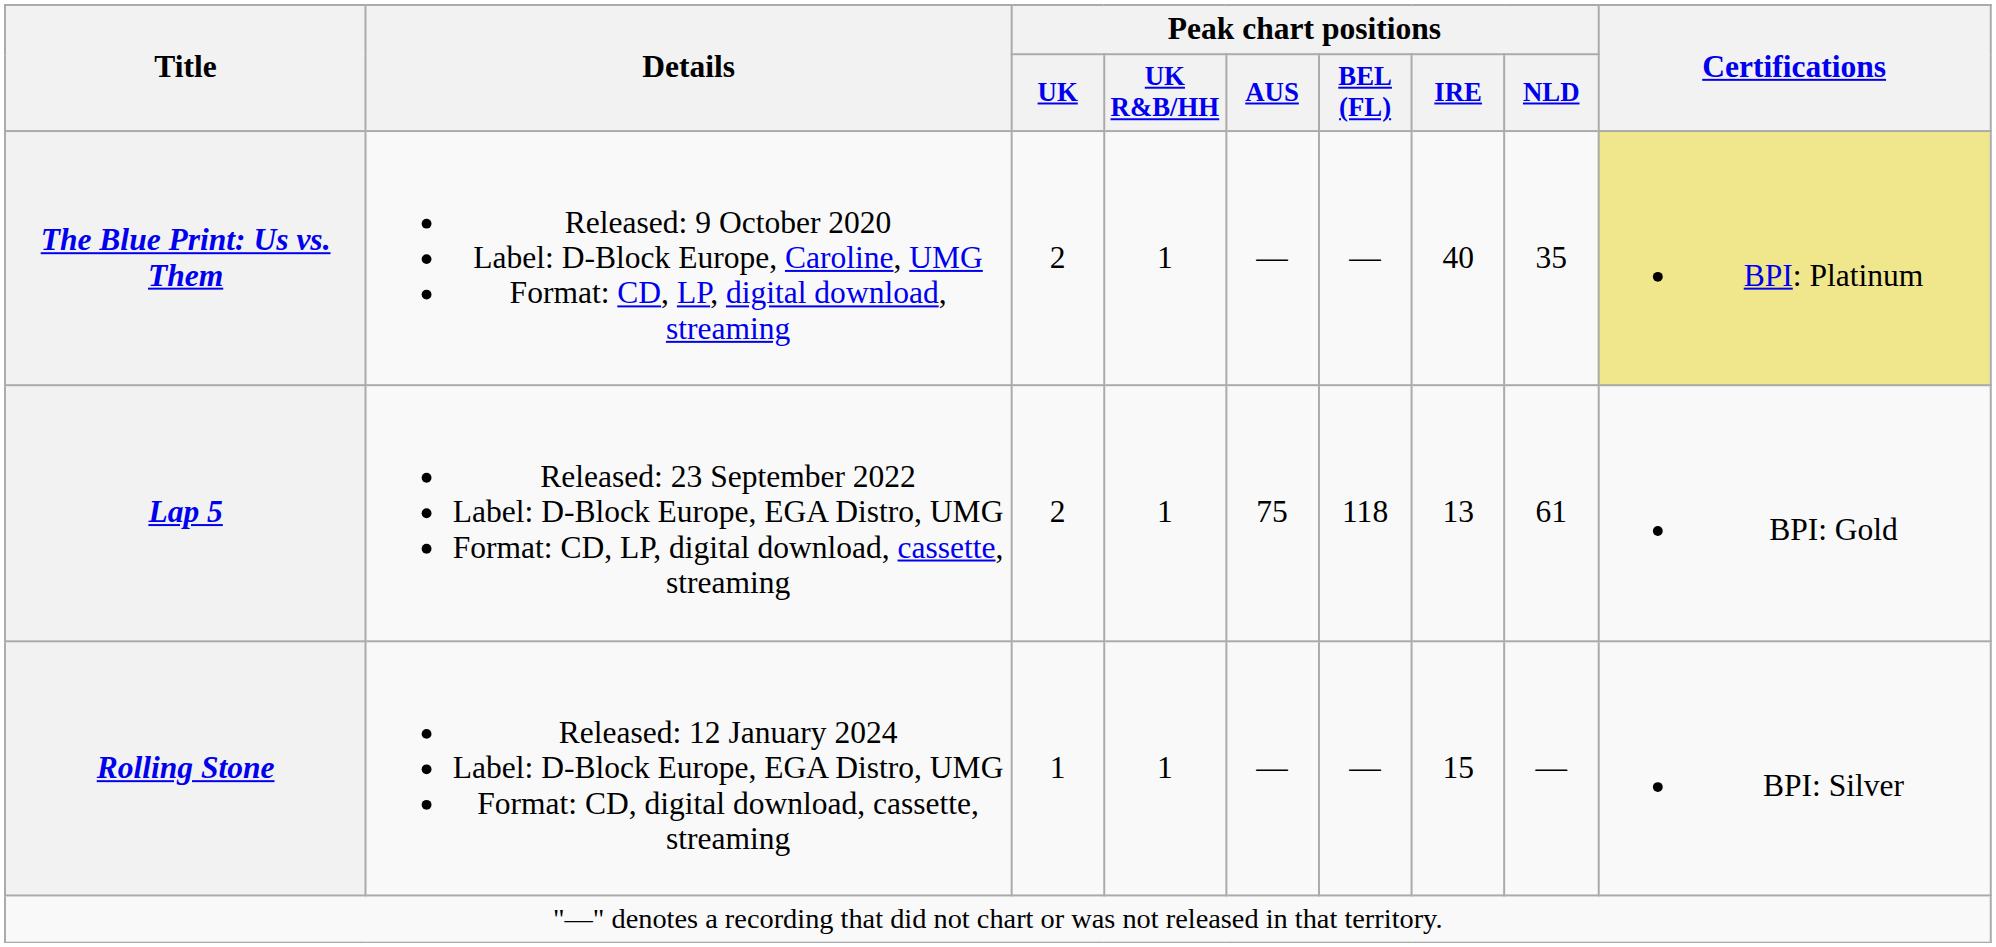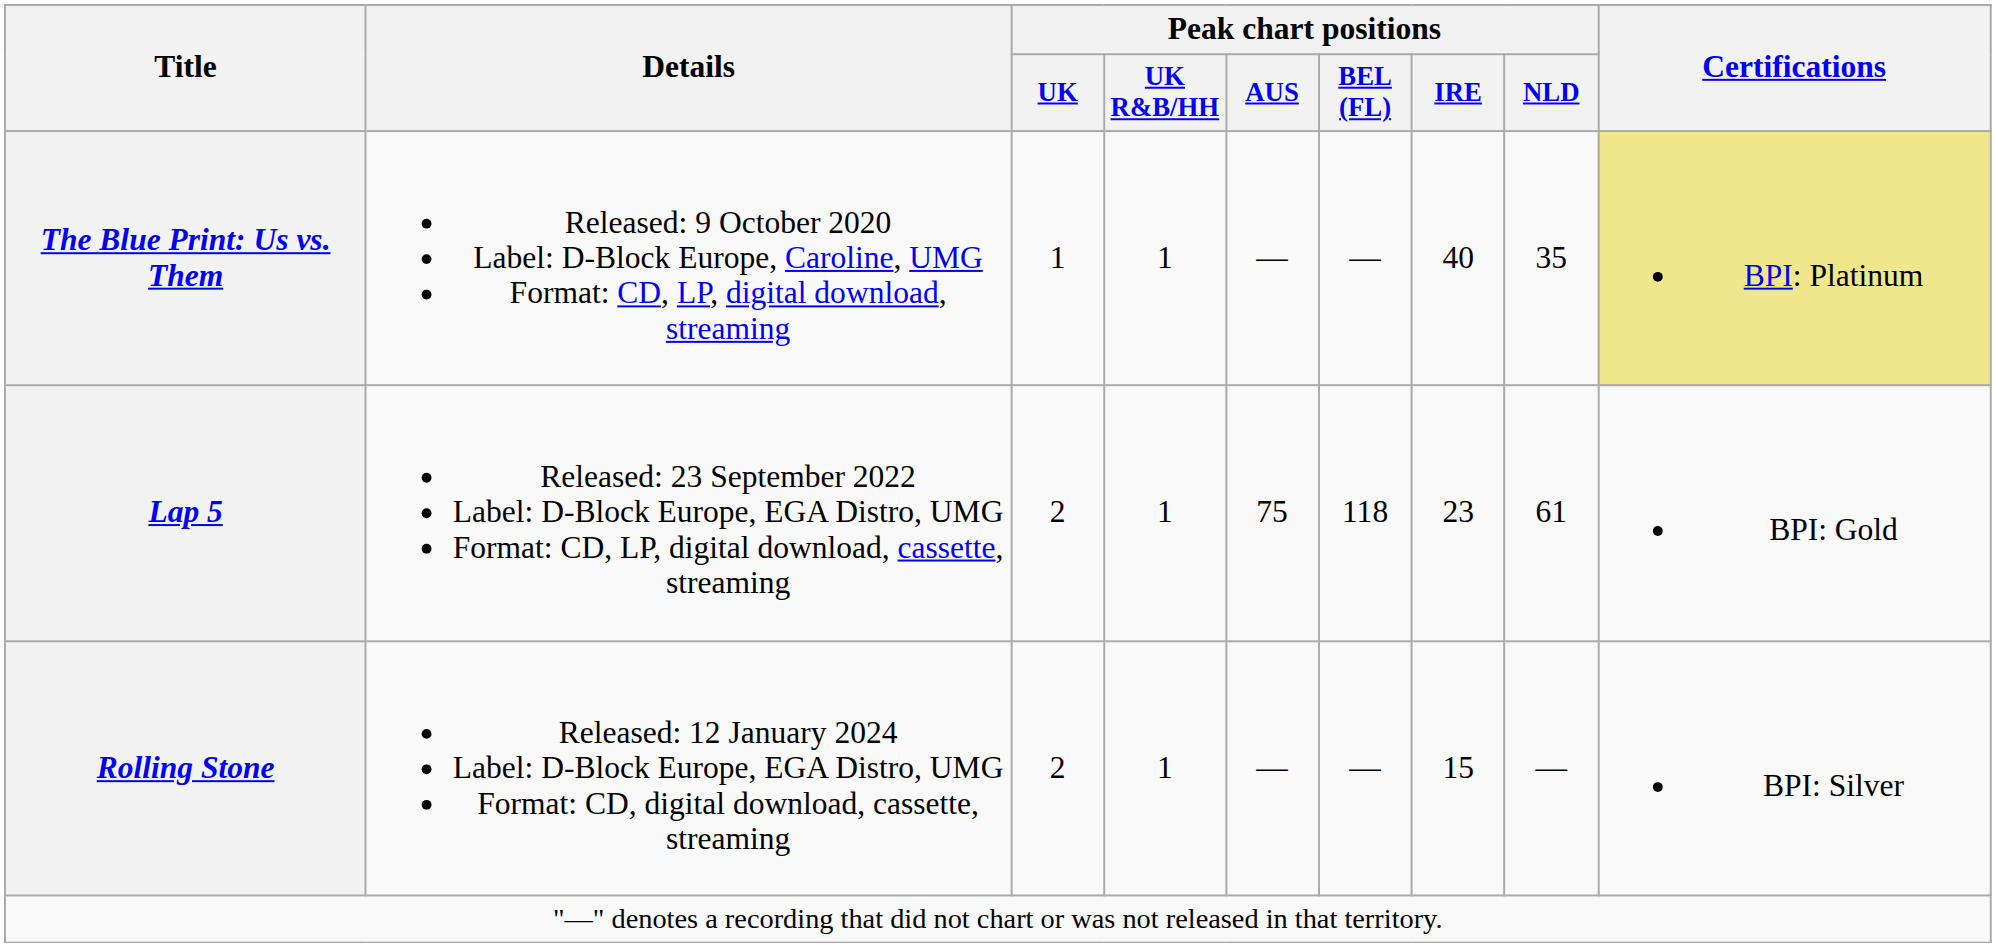(1058, 257) 2 -> (1058, 257) 1
(1458, 512) 13 -> (1458, 512) 23
(1058, 767) 1 -> (1058, 767) 2
